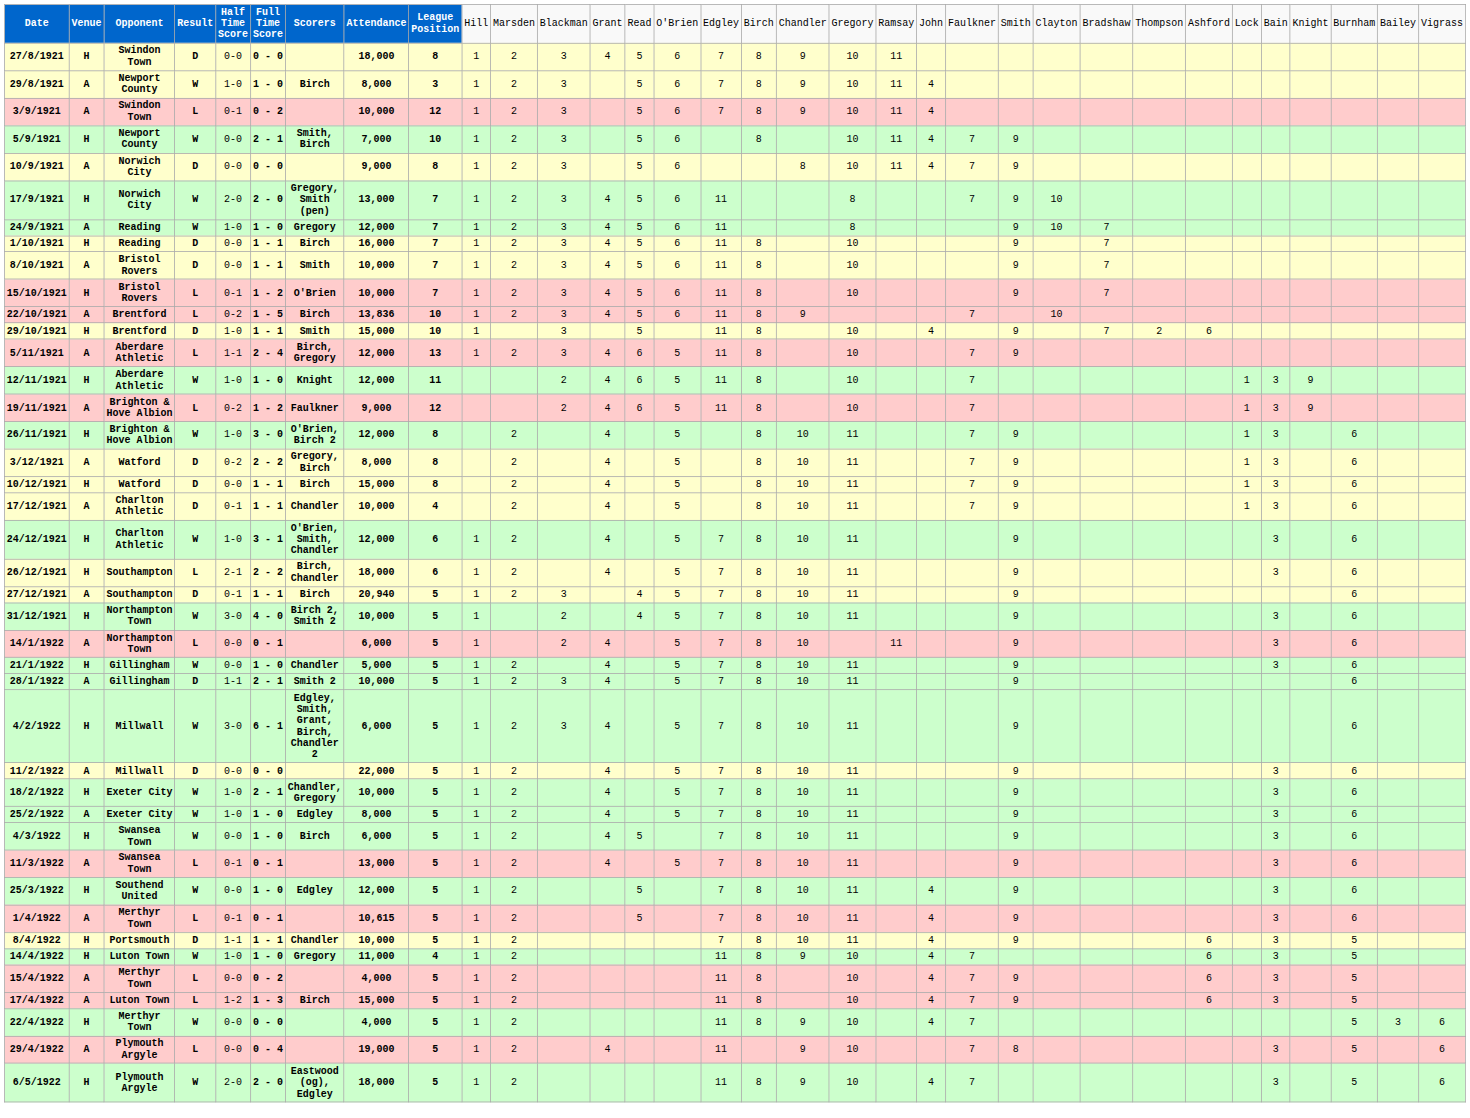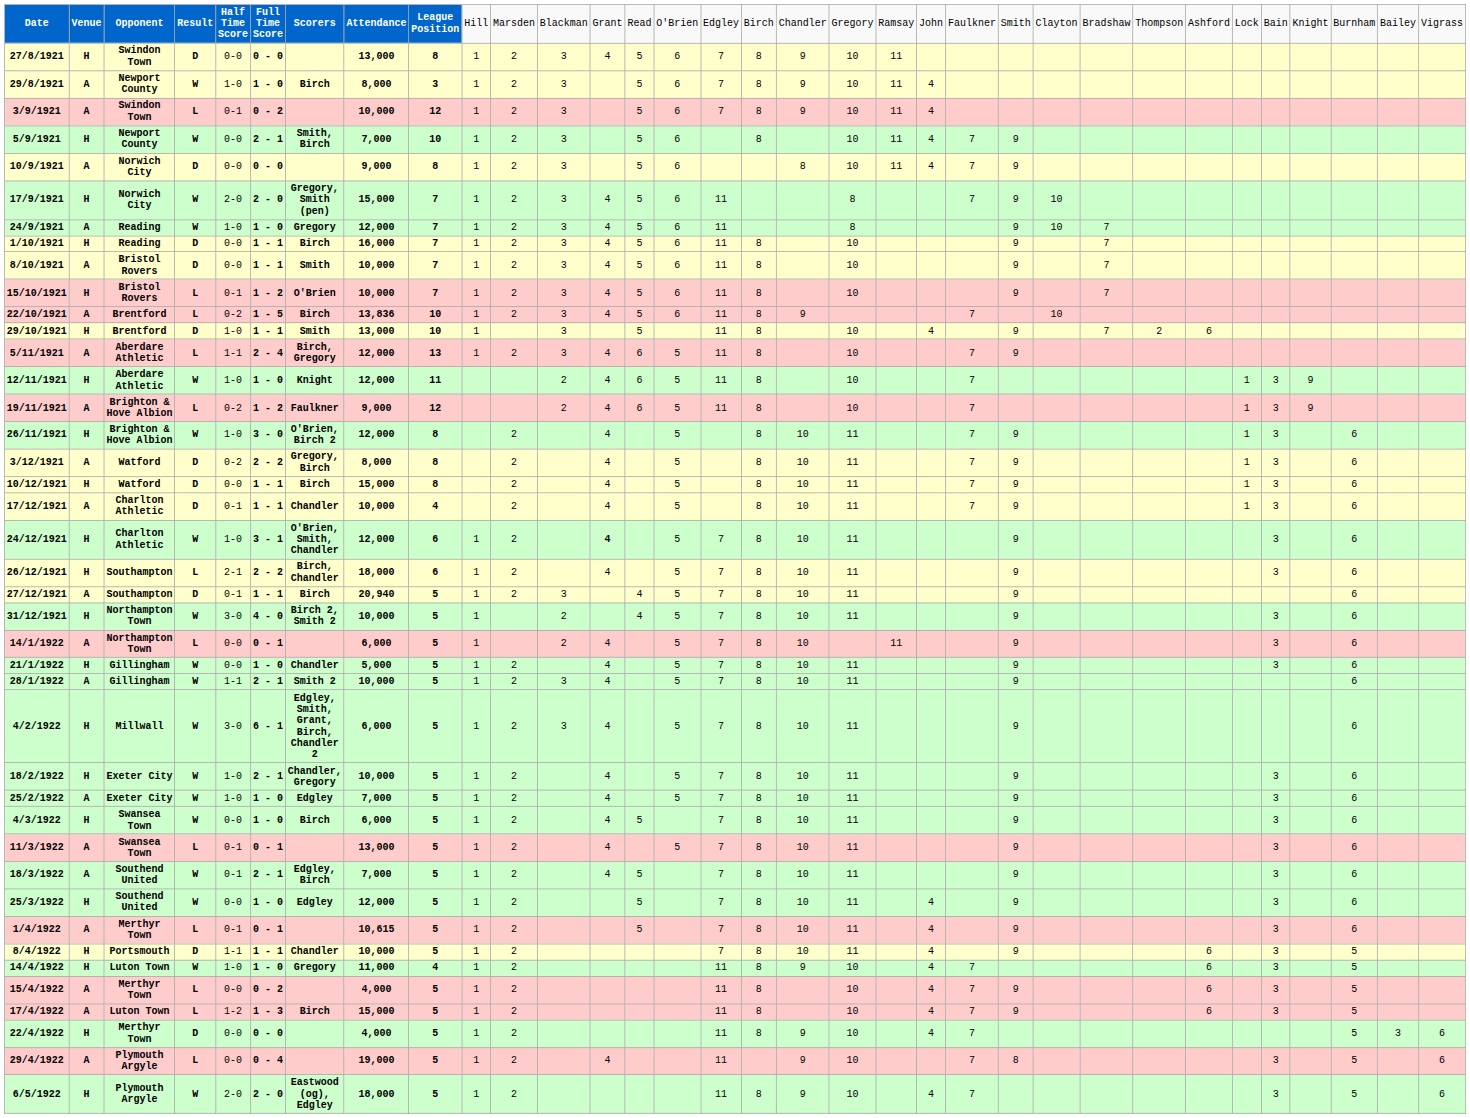(377, 57) 18,000 -> (377, 57) 13,000
(377, 200) 13,000 -> (377, 200) 15,000
(377, 331) 15,000 -> (377, 331) 13,000
(608, 540) normal -> (608, 540) bold
(195, 682) D -> (195, 682) W
- row: (37, 771)
(377, 815) 8,000 -> (377, 799) 7,000
+ row: (37, 875)
(195, 1023) W -> (195, 1034) D
